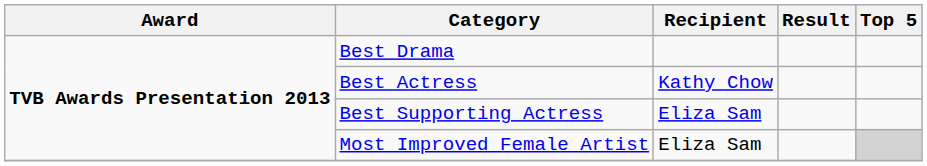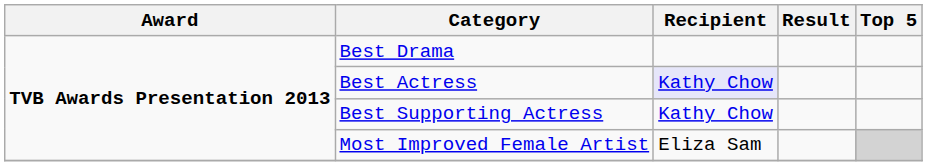(716, 83) no background -> (716, 83) lavender background
(710, 114) Eliza Sam -> (716, 114) Kathy Chow
